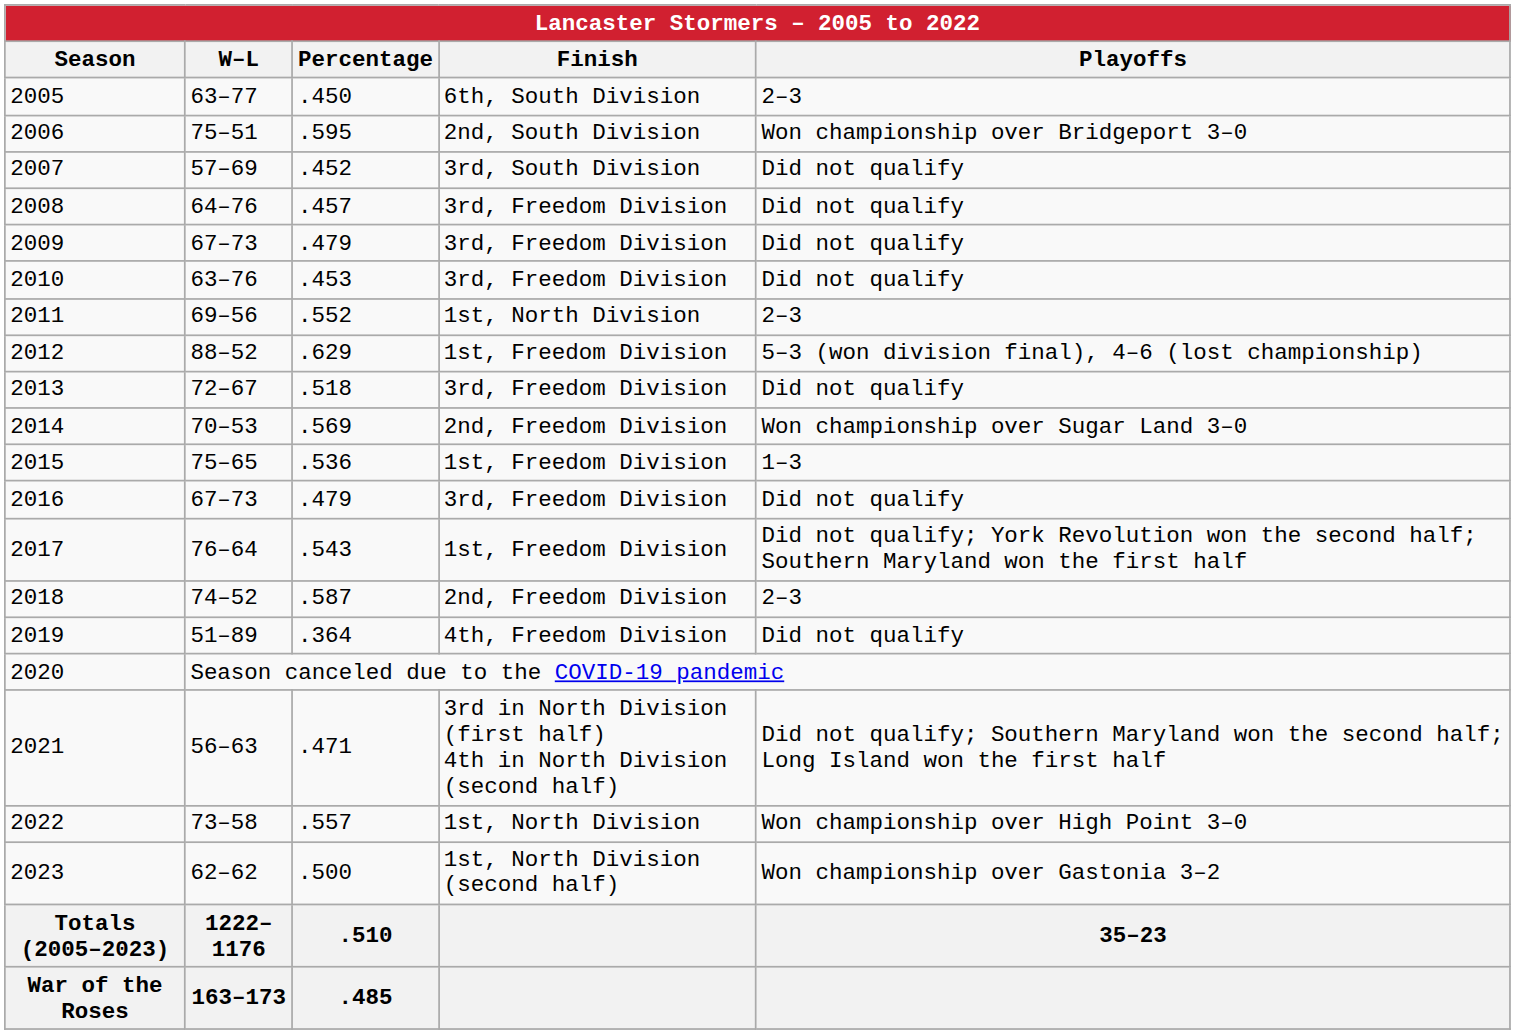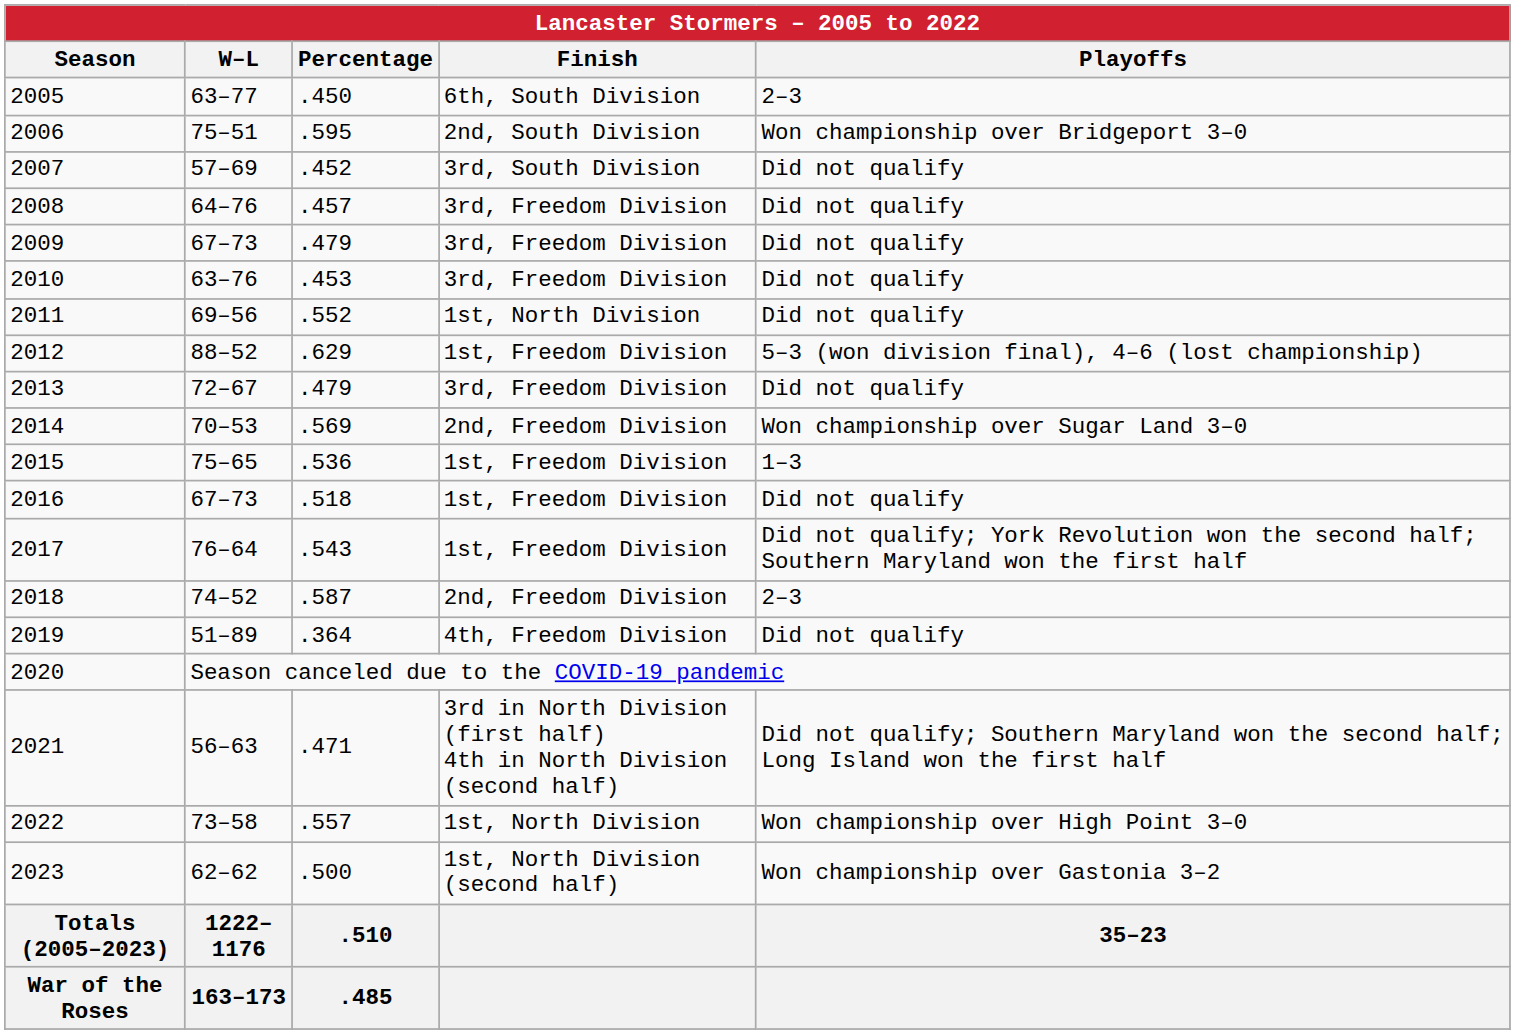(782, 316) 2–3 -> (863, 316) Did not qualify
(325, 390) .518 -> (325, 390) .479
(325, 500) .479 -> (325, 500) .518
(585, 500) 3rd, Freedom Division -> (585, 500) 1st, Freedom Division
